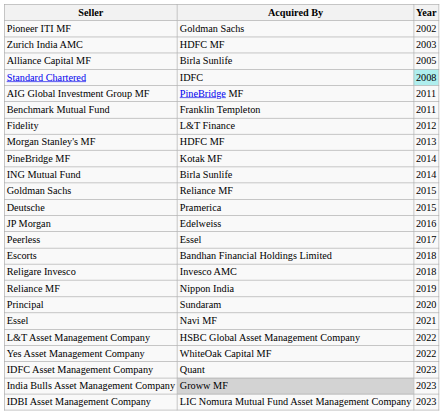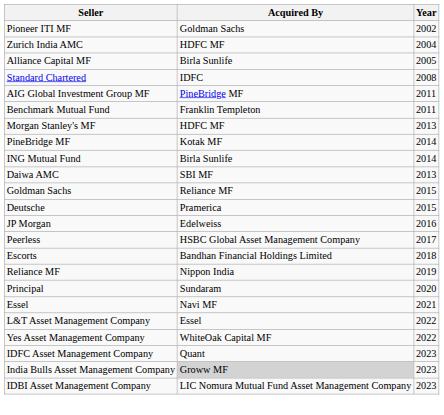(426, 45) 2003 -> (426, 45) 2004
(426, 77) paleturquoise background -> (426, 77) no background
- row: (23, 126)
+ row: (33, 175)
(191, 239) Essel -> (270, 239) HSBC Global Asset Management Company
- row: (41, 272)
(270, 337) HSBC Global Asset Management Company -> (191, 321) Essel
